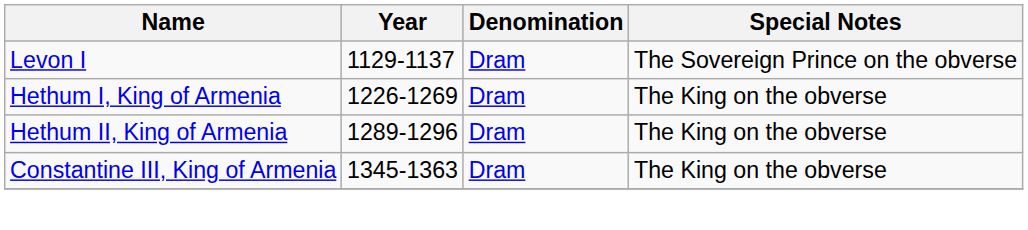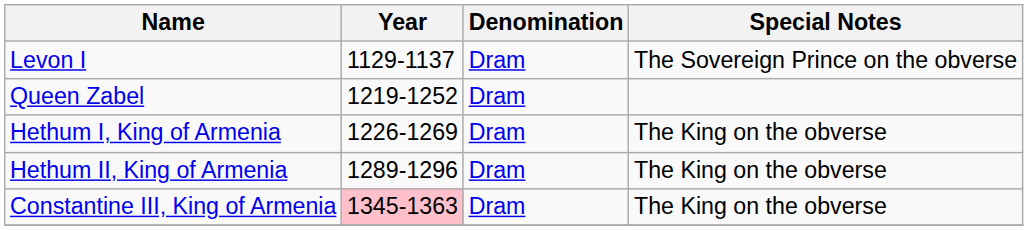+ row: (77, 96)
(403, 170) no background -> (403, 206) pink background
